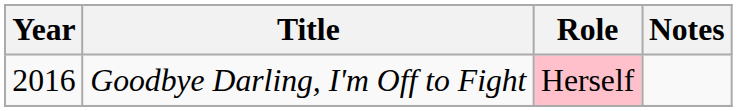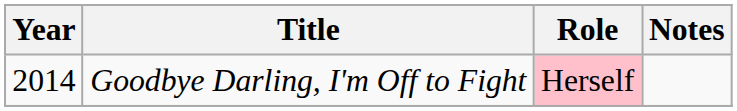(44, 79) 2016 -> (44, 79) 2014
